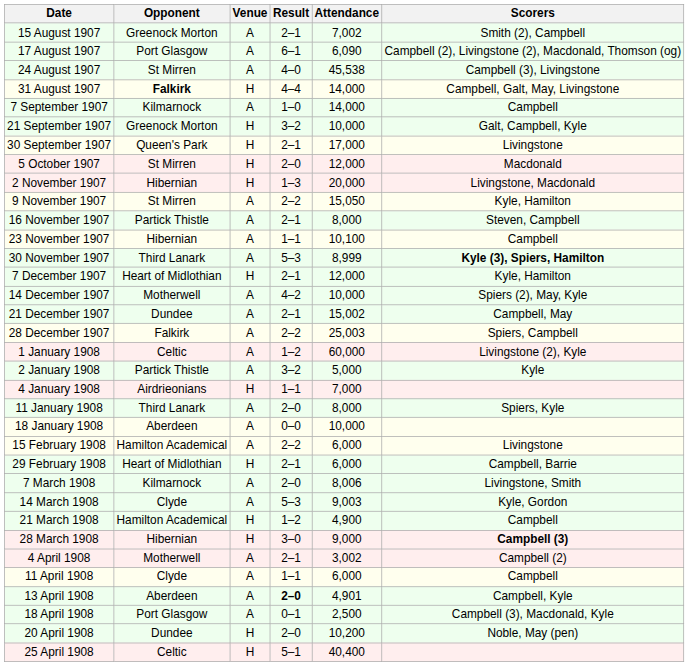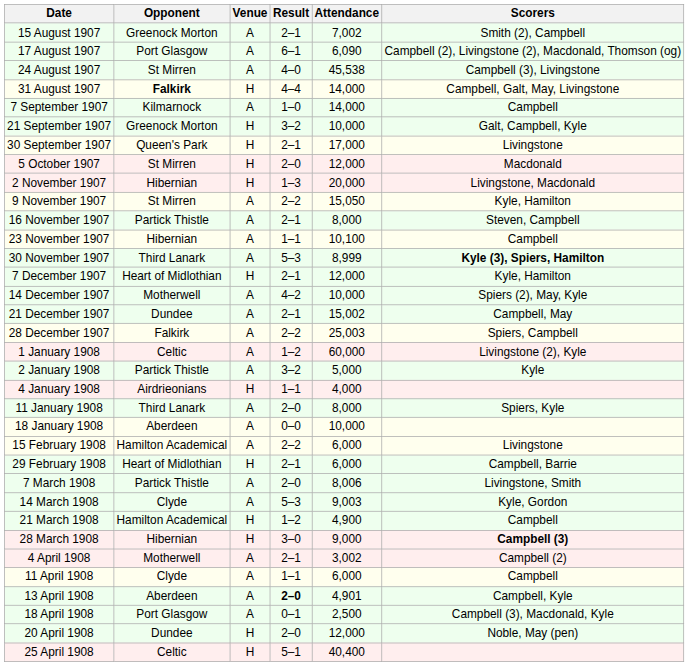(347, 389) 7,000 -> (347, 389) 4,000
(172, 483) Kilmarnock -> (172, 483) Partick Thistle
(347, 633) 10,200 -> (347, 633) 12,000
